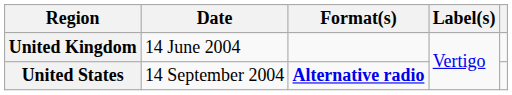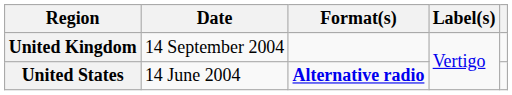(193, 47) 14 June 2004 -> (215, 47) 14 September 2004
(215, 75) 14 September 2004 -> (193, 75) 14 June 2004
